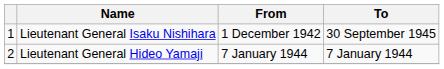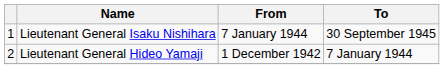(271, 34) 1 December 1942 -> (264, 34) 7 January 1944
(264, 53) 7 January 1944 -> (271, 53) 1 December 1942
